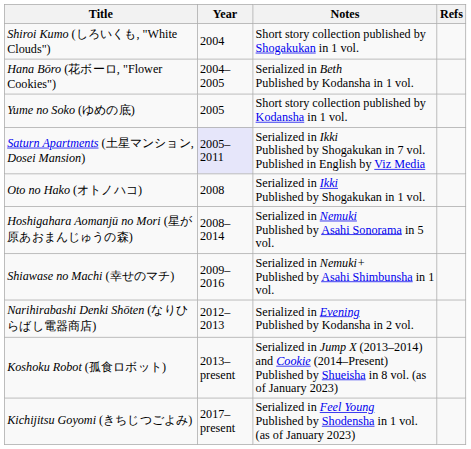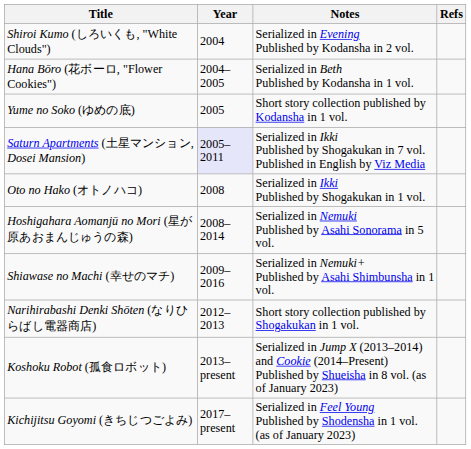(341, 41) Short story collection published by Shogakukan in 1 vol. -> (335, 41) Serialized in Evening Published by Kodansha in 2 vol.
(335, 318) Serialized in Evening Published by Kodansha in 2 vol. -> (341, 318) Short story collection published by Shogakukan in 1 vol.
